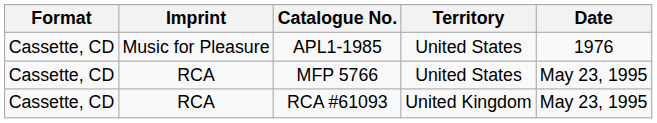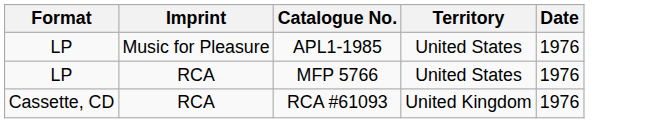(61, 46) Cassette, CD -> (61, 46) LP
(61, 74) Cassette, CD -> (61, 74) LP
(594, 74) May 23, 1995 -> (560, 74) 1976
(594, 103) May 23, 1995 -> (560, 103) 1976
